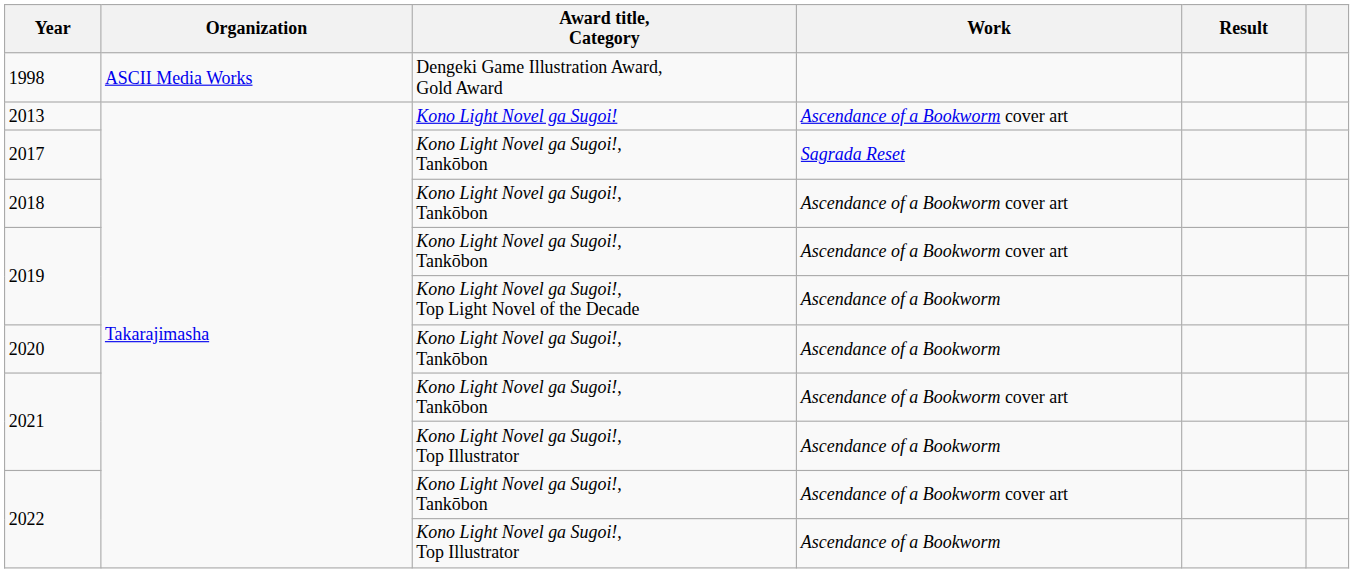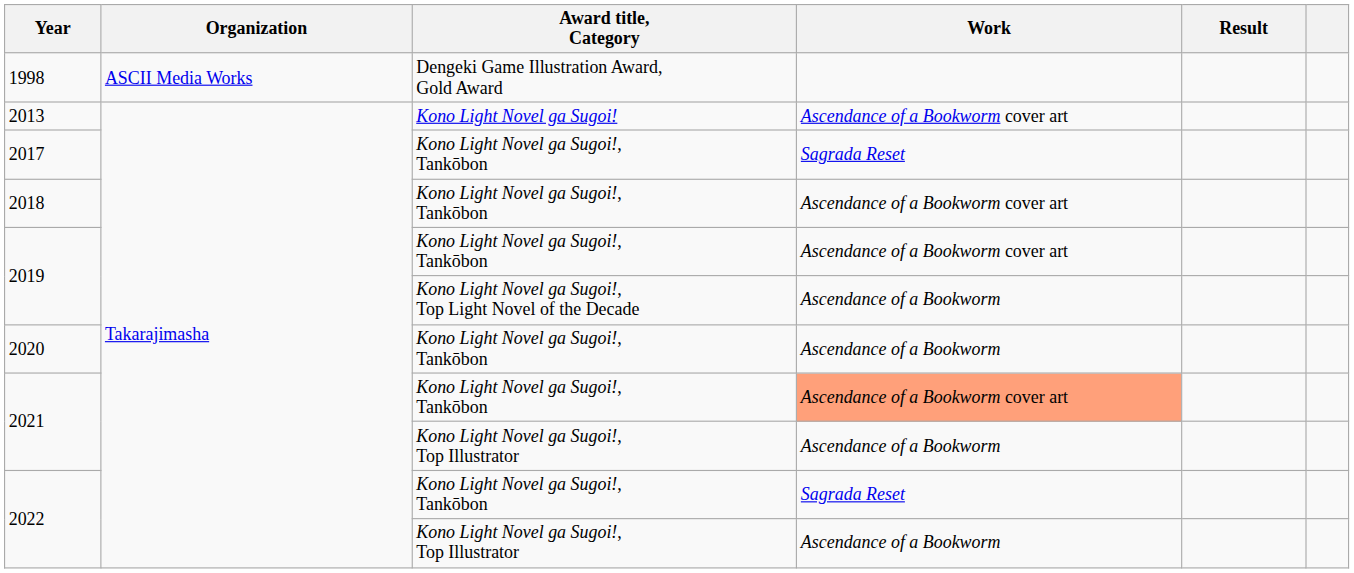(934, 397) no background -> (934, 397) lightsalmon background
(934, 494) Ascendance of a Bookworm cover art -> (853, 494) Sagrada Reset
